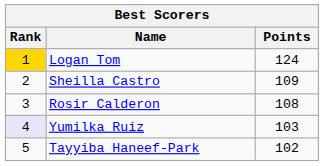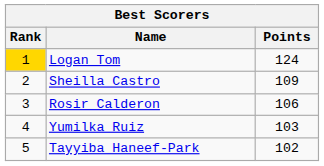(287, 105) 108 -> (287, 105) 106
(26, 127) lavender background -> (26, 127) no background
